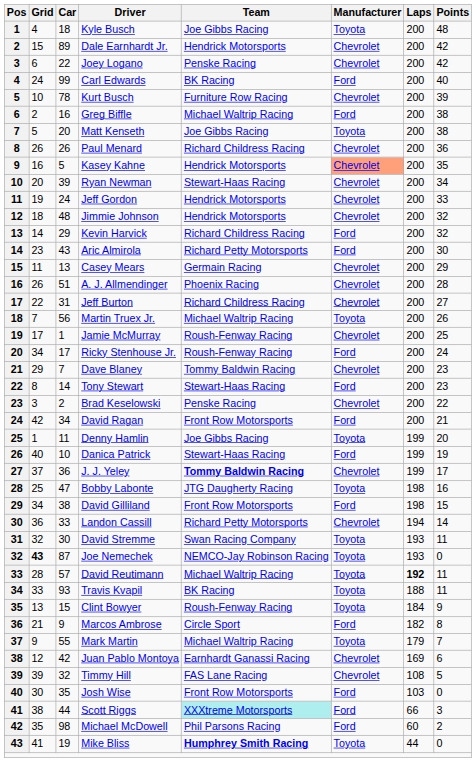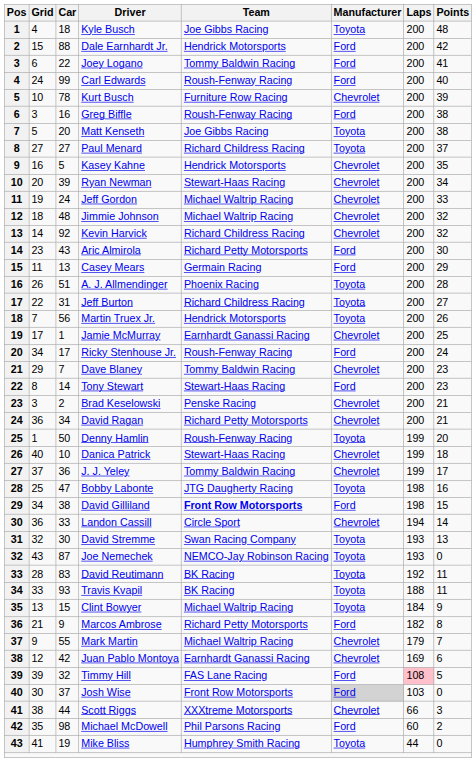(64, 47) 89 -> (64, 47) 88
(357, 47) Chevrolet -> (345, 47) Ford
(220, 64) Penske Racing -> (240, 64) Tommy Baldwin Racing
(357, 64) Chevrolet -> (345, 64) Ford
(442, 64) 42 -> (442, 64) 41
(209, 81) BK Racing -> (238, 81) Roush-Fenway Racing
(34, 115) 2 -> (34, 115) 3
(238, 115) Michael Waltrip Racing -> (238, 115) Roush-Fenway Racing
(37, 149) 26 -> (37, 149) 27
(64, 149) 26 -> (64, 149) 27
(357, 149) Chevrolet -> (349, 149) Toyota
(442, 149) 36 -> (442, 149) 37
(357, 166) lightsalmon background -> (357, 166) no background
(235, 200) Hendrick Motorsports -> (238, 200) Michael Waltrip Racing
(235, 217) Hendrick Motorsports -> (238, 217) Michael Waltrip Racing
(64, 234) 29 -> (64, 234) 92
(345, 234) Ford -> (357, 234) Chevrolet
(357, 268) Chevrolet -> (345, 268) Ford
(357, 285) Chevrolet -> (349, 285) Toyota
(357, 302) Chevrolet -> (349, 302) Toyota
(238, 319) Michael Waltrip Racing -> (235, 319) Hendrick Motorsports
(238, 336) Roush-Fenway Racing -> (247, 336) Earnhardt Ganassi Racing
(442, 404) 22 -> (442, 404) 21
(37, 421) 42 -> (37, 421) 36
(238, 421) Front Row Motorsports -> (246, 421) Richard Petty Motorsports
(345, 421) Ford -> (357, 421) Chevrolet
(64, 438) 11 -> (64, 438) 50
(226, 438) Joe Gibbs Racing -> (238, 438) Roush-Fenway Racing
(345, 455) Ford -> (357, 455) Chevrolet
(442, 455) 19 -> (442, 455) 18
(244, 472) bold -> (240, 472) normal
(238, 506) normal -> (243, 506) bold
(246, 523) Richard Petty Motorsports -> (212, 523) Circle Sport
(442, 540) 11 -> (442, 540) 13
(37, 557) bold -> (37, 557) normal
(64, 574) 57 -> (64, 574) 83
(238, 574) Michael Waltrip Racing -> (209, 574) BK Racing
(415, 574) bold -> (415, 574) normal
(238, 608) Roush-Fenway Racing -> (238, 608) Michael Waltrip Racing
(212, 625) Circle Sport -> (246, 625) Richard Petty Motorsports
(349, 642) Toyota -> (357, 642) Chevrolet
(357, 676) Chevrolet -> (345, 676) Ford
(415, 676) no background -> (415, 676) pink background
(64, 693) 35 -> (64, 693) 37
(345, 693) no background -> (345, 693) lightgrey background
(238, 710) paleturquoise background -> (238, 710) no background
(345, 710) Ford -> (357, 710) Chevrolet
(246, 744) bold -> (242, 744) normal
